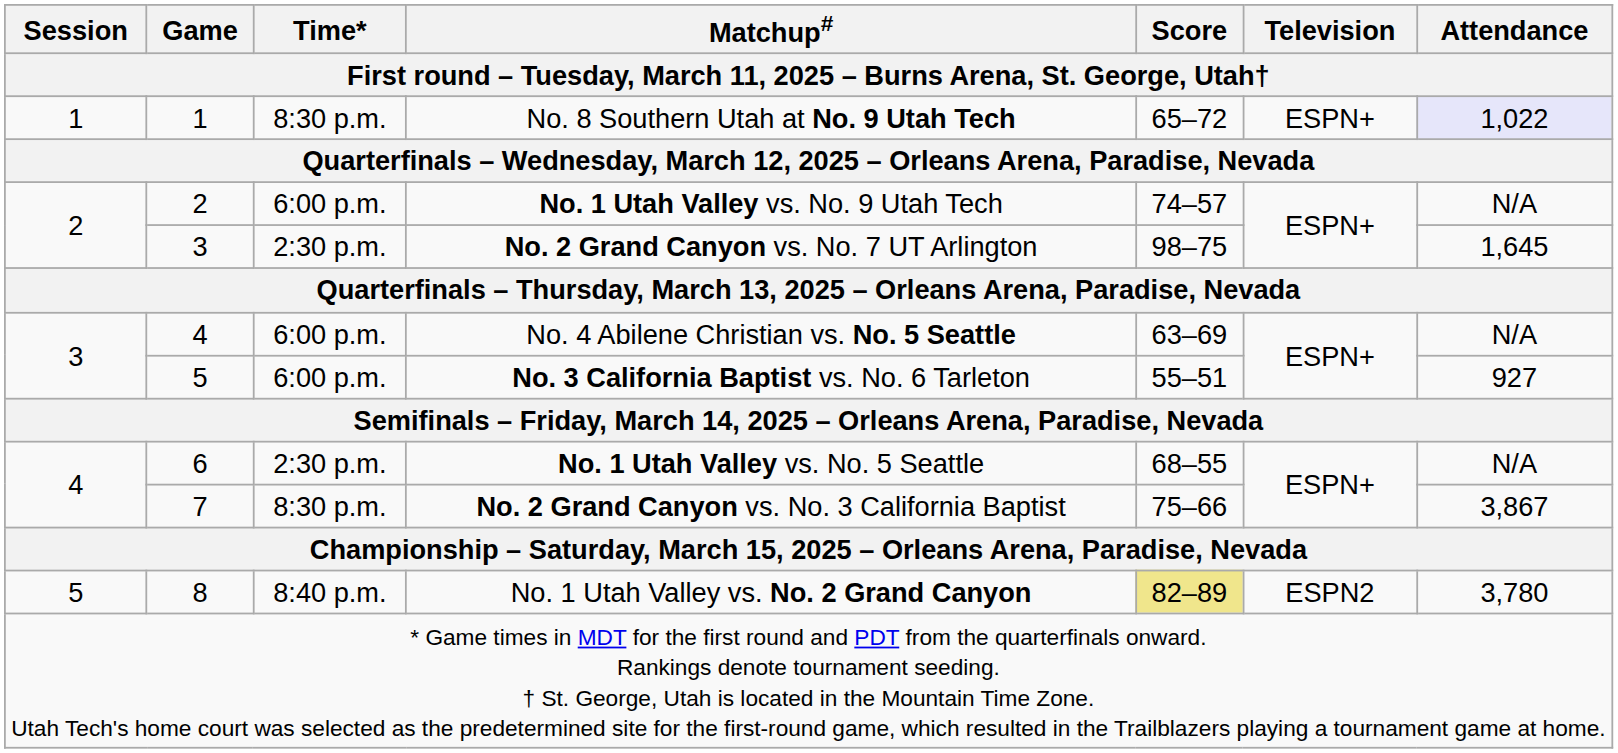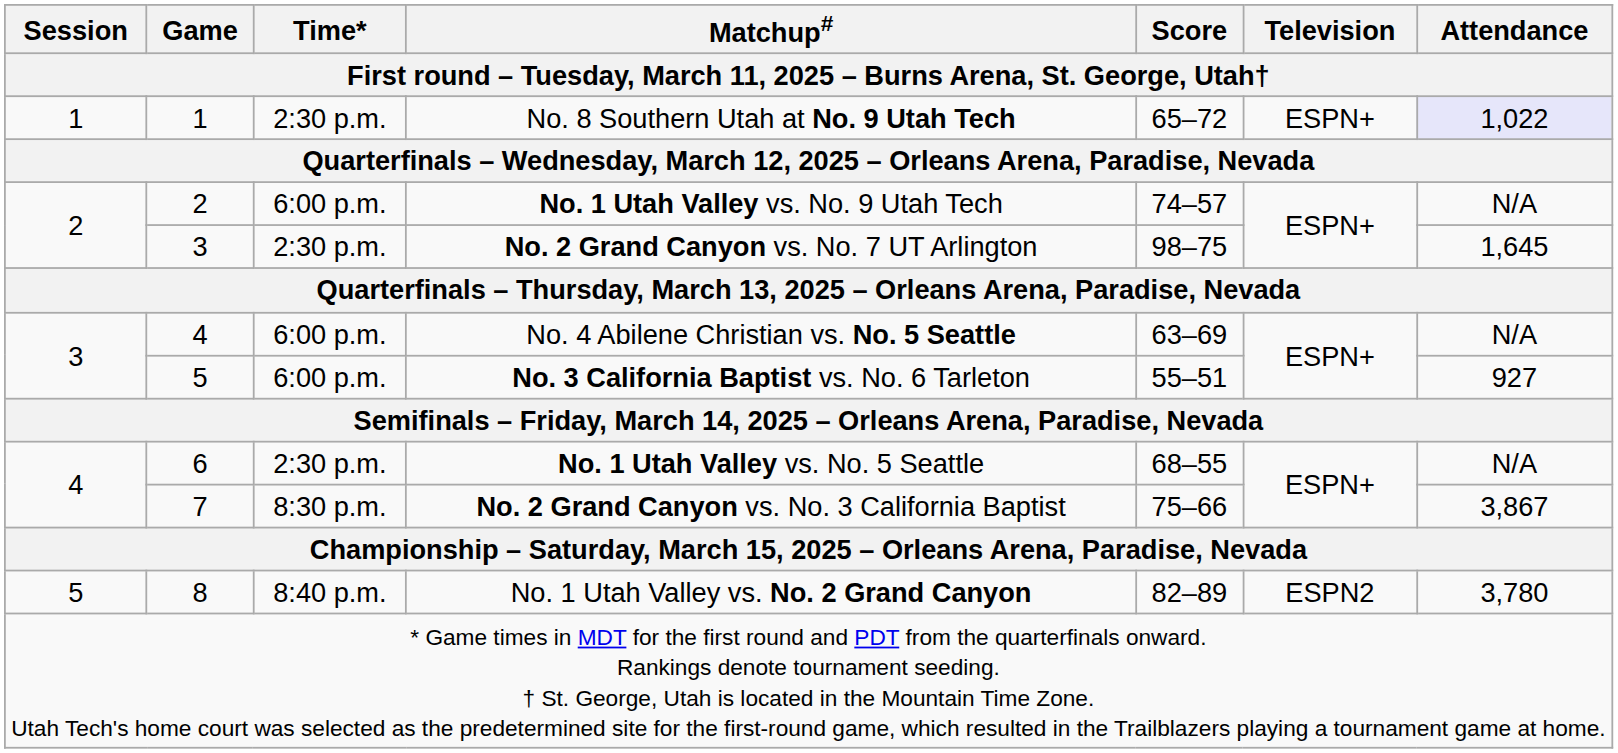(330, 118) 8:30 p.m. -> (330, 118) 2:30 p.m.
(1189, 592) khaki background -> (1189, 592) no background
